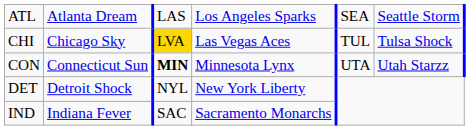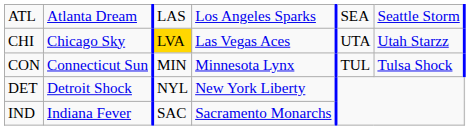(355, 40) TUL -> (355, 40) UTA
(415, 40) Tulsa Shock -> (413, 40) Utah Starzz
(173, 64) bold -> (172, 64) normal
(355, 64) UTA -> (355, 64) TUL
(413, 64) Utah Starzz -> (415, 64) Tulsa Shock
